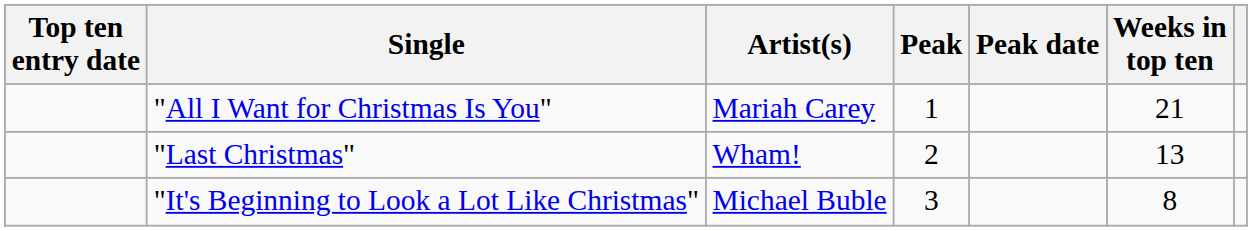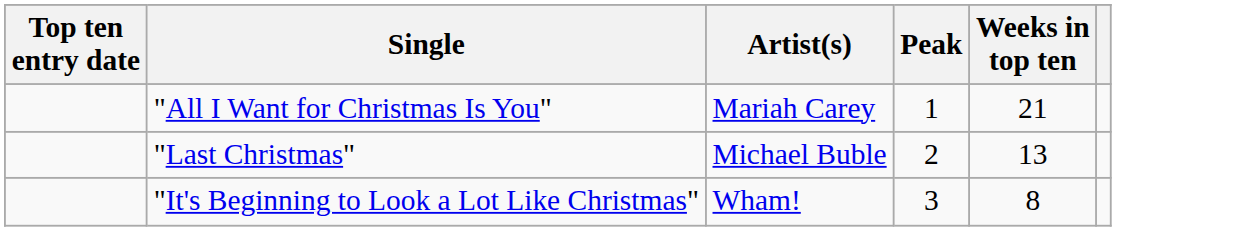- column: (1038, 44)
(757, 154) Wham! -> (800, 154) Michael Buble
(800, 201) Michael Buble -> (757, 201) Wham!
